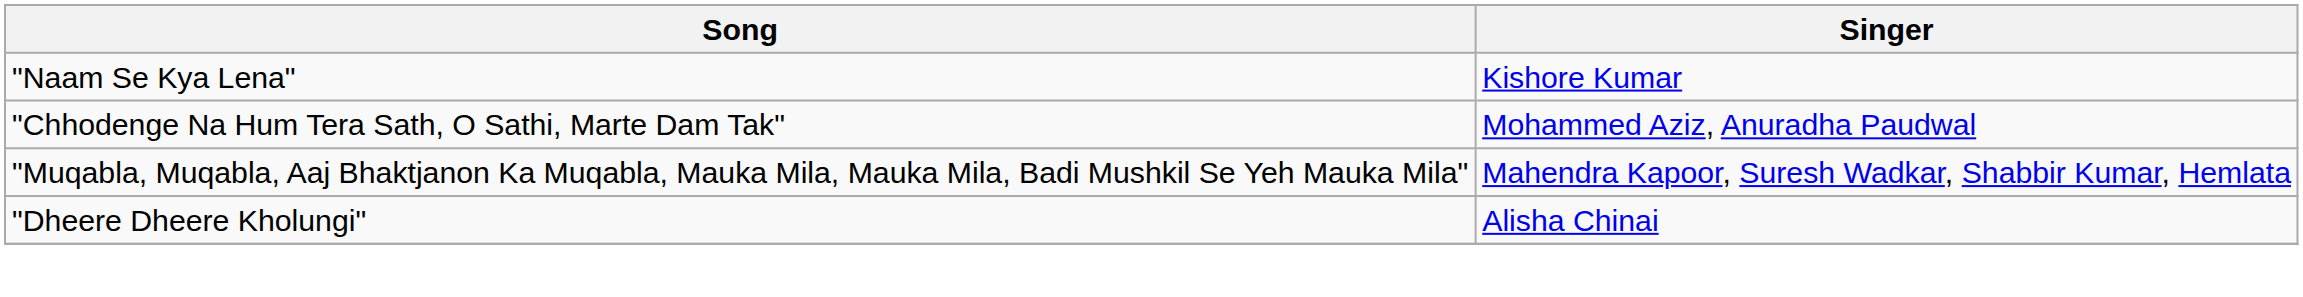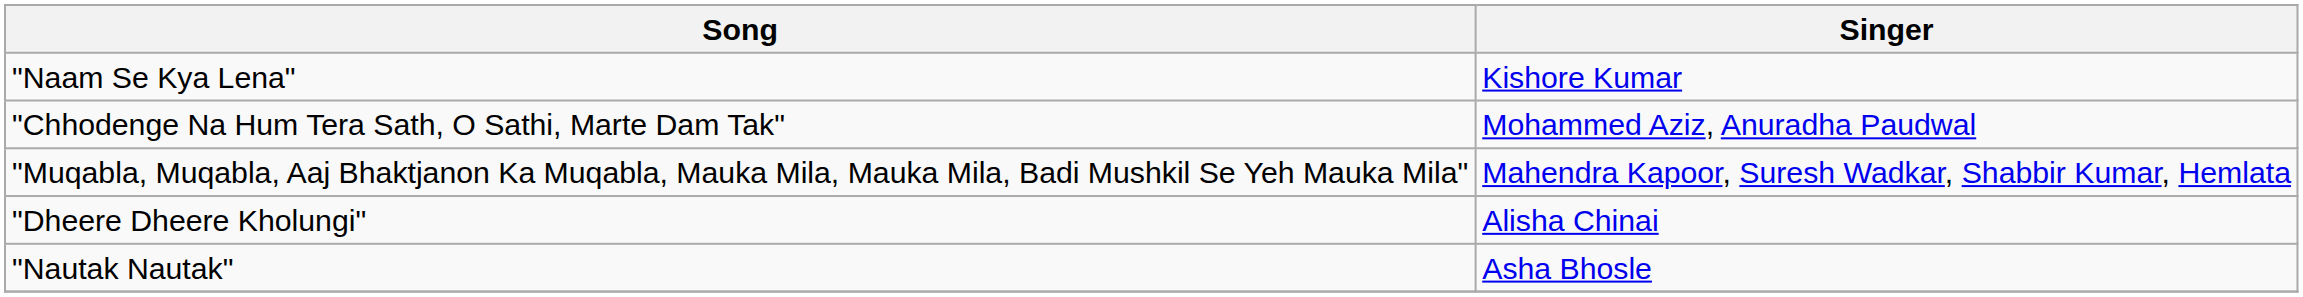+ row: (123, 269)
